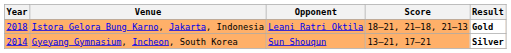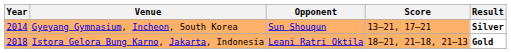rows swapped: (135, 41) <-> (148, 26)
